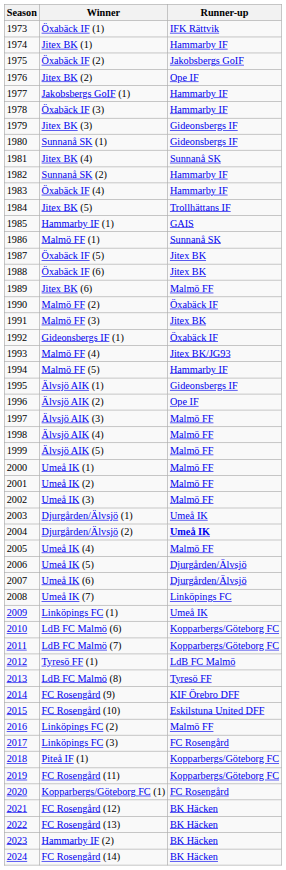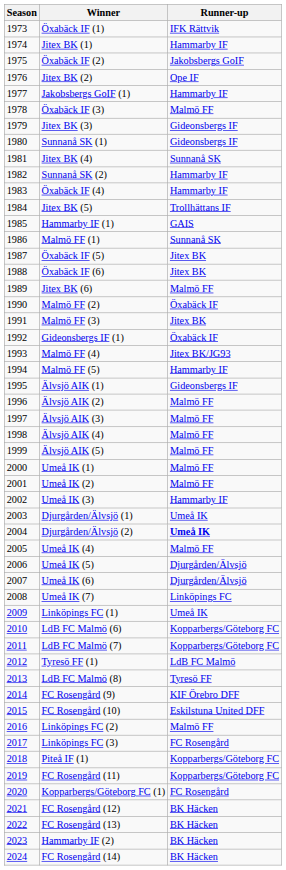(199, 110) Hammarby IF -> (192, 110) Malmö FF
(184, 402) Ope IF -> (192, 402) Malmö FF
(192, 499) Malmö FF -> (199, 499) Hammarby IF
